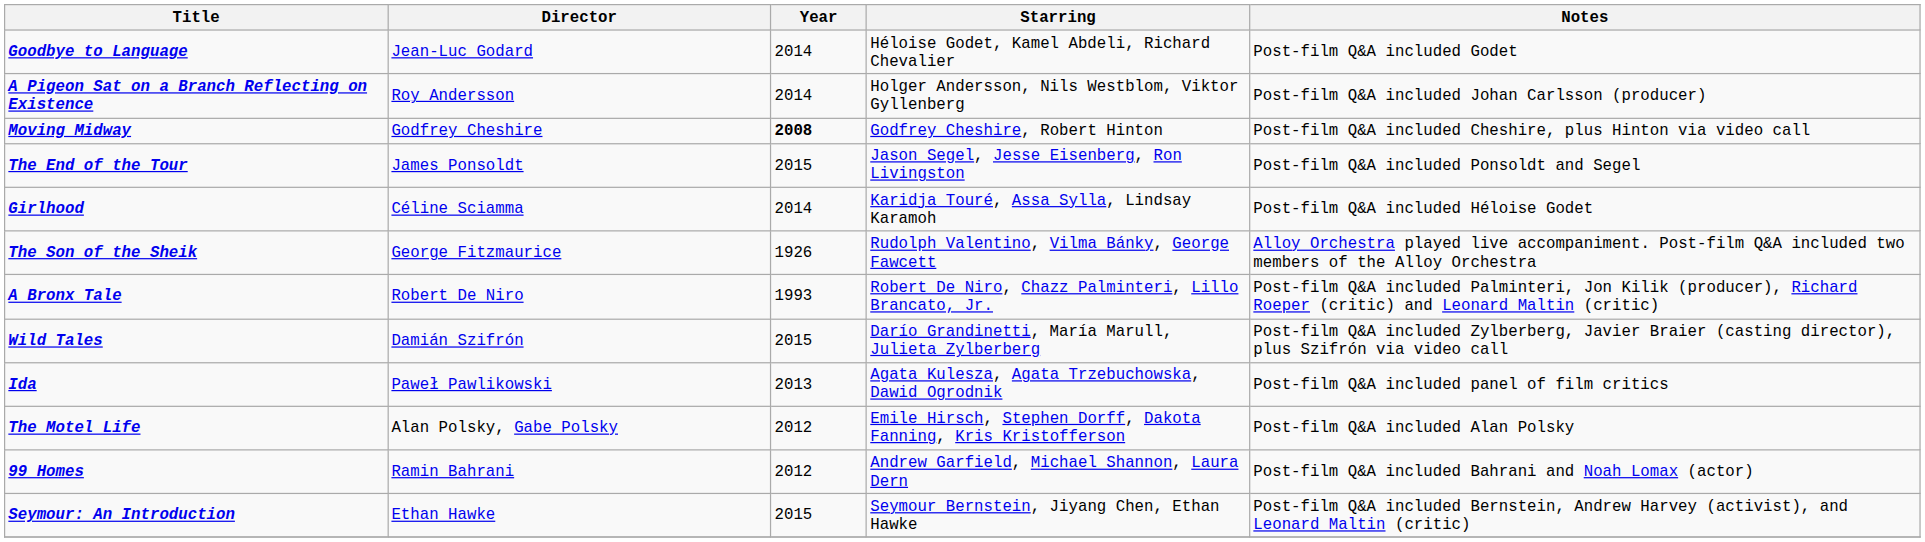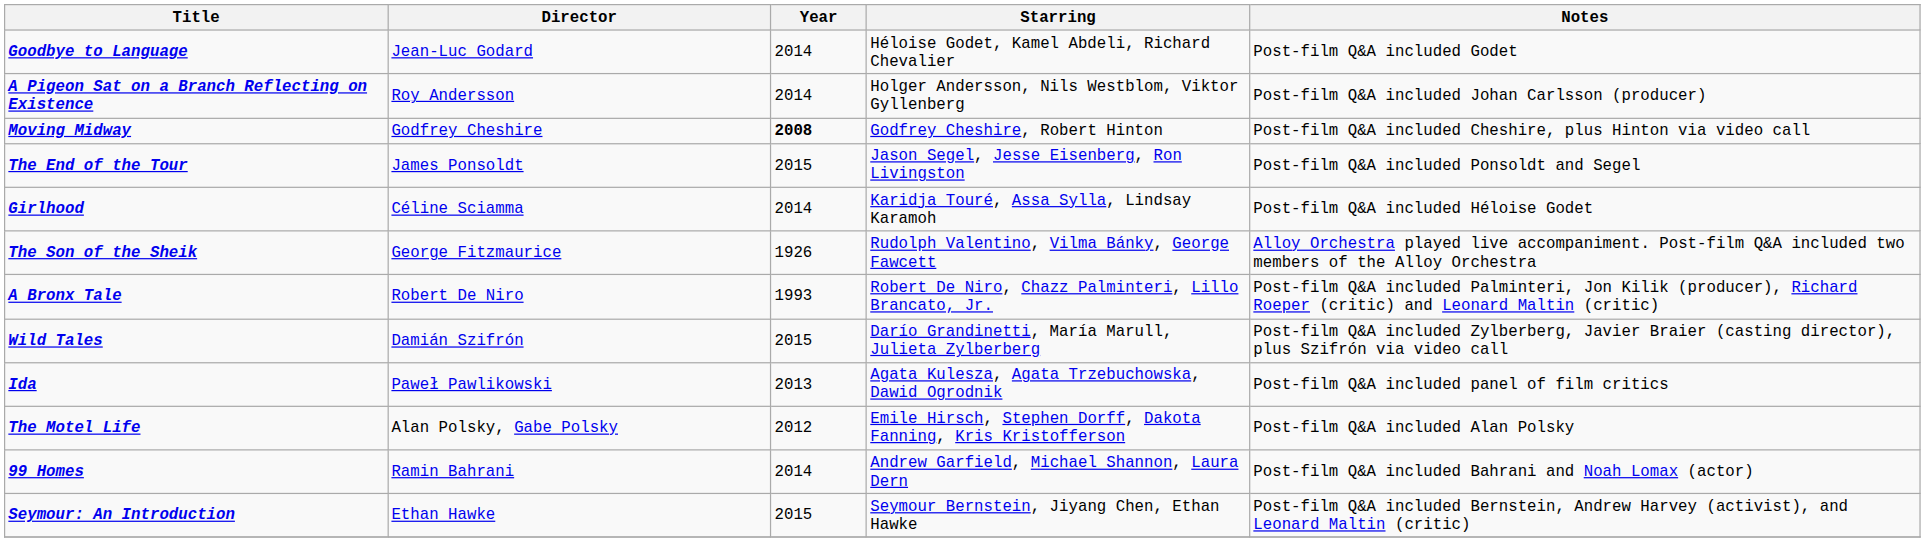(793, 472) 2012 -> (793, 472) 2014
